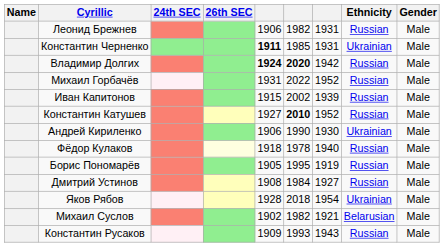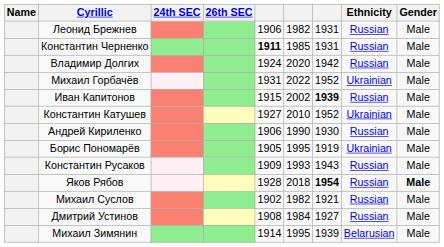(369, 47) Ukrainian -> (369, 47) Russian
(269, 64) bold -> (269, 64) normal
(298, 64) bold -> (298, 64) normal
(369, 81) Russian -> (369, 81) Ukrainian
(327, 98) normal -> (327, 98) bold
(298, 115) bold -> (298, 115) normal
(369, 115) Russian -> (369, 115) Ukrainian
(369, 132) Ukrainian -> (369, 132) Russian
- row: (95, 149)
(369, 166) Russian -> (369, 149) Ukrainian
rows swapped: (95, 234) <-> (95, 183)
(327, 200) normal -> (327, 183) bold
(369, 200) Ukrainian -> (369, 183) Russian
(418, 200) normal -> (418, 183) bold
(369, 217) Belarusian -> (369, 200) Russian
+ row: (95, 234)
